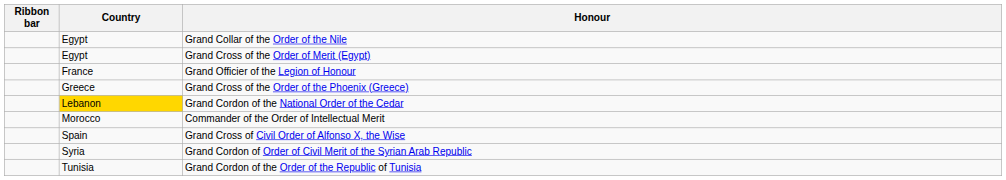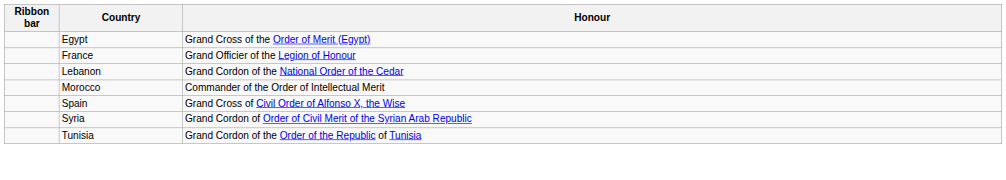- row: (266, 39)
- row: (297, 87)
(81, 103) gold background -> (81, 71) no background
